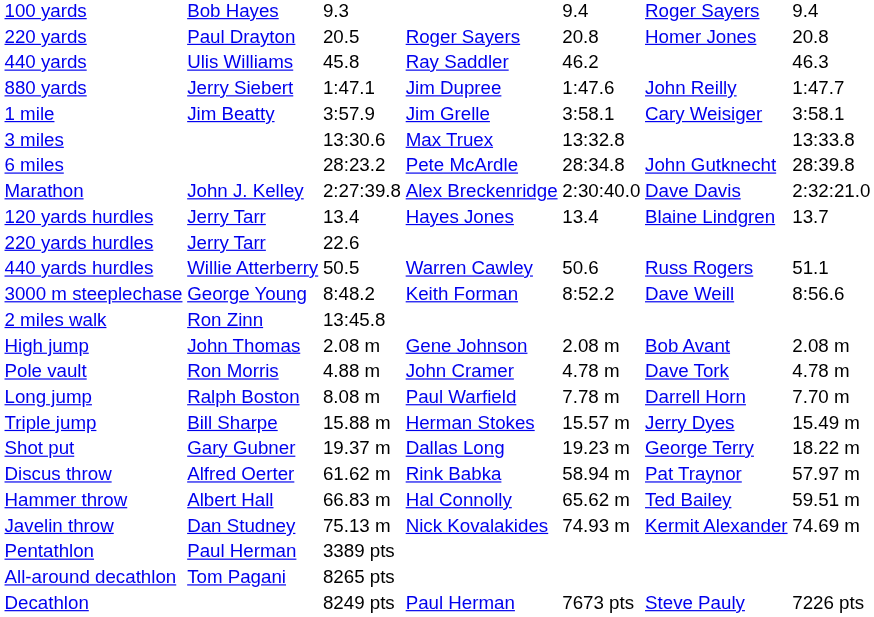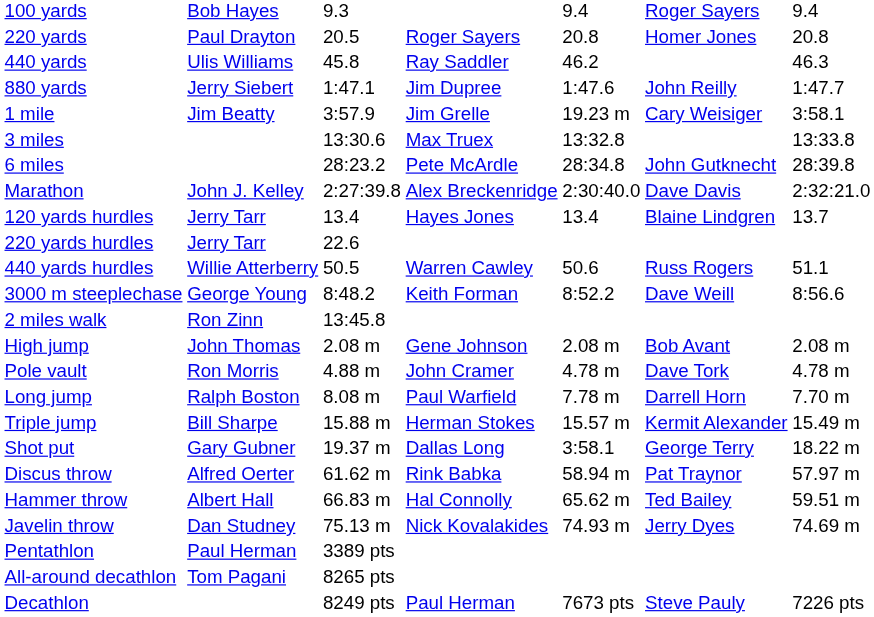(588, 113) 3:58.1 -> (596, 113) 19.23 m
(690, 422) Jerry Dyes -> (716, 422) Kermit Alexander
(596, 448) 19.23 m -> (588, 448) 3:58.1
(716, 525) Kermit Alexander -> (690, 525) Jerry Dyes
